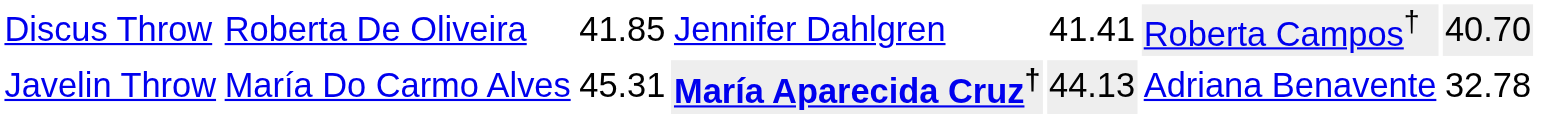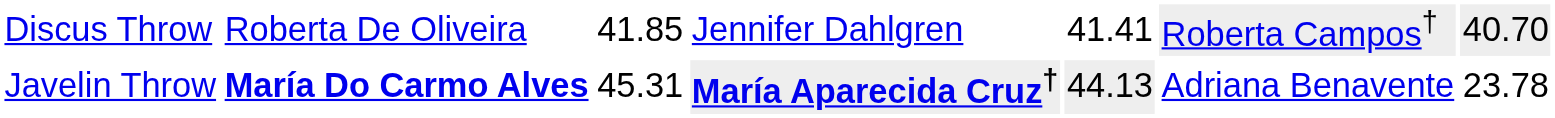(398, 86) normal -> (407, 86) bold
(1488, 86) 32.78 -> (1506, 86) 23.78
